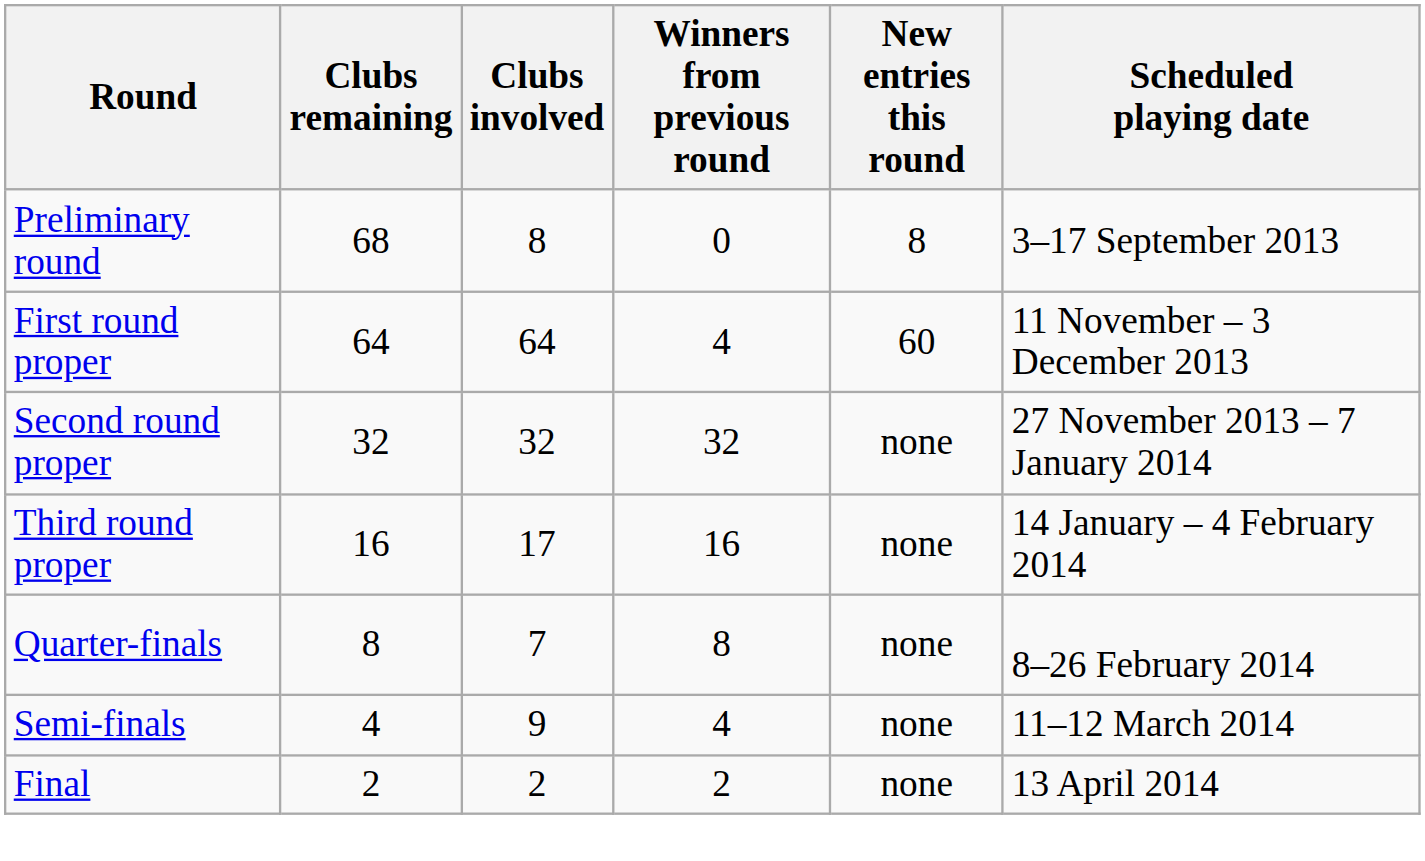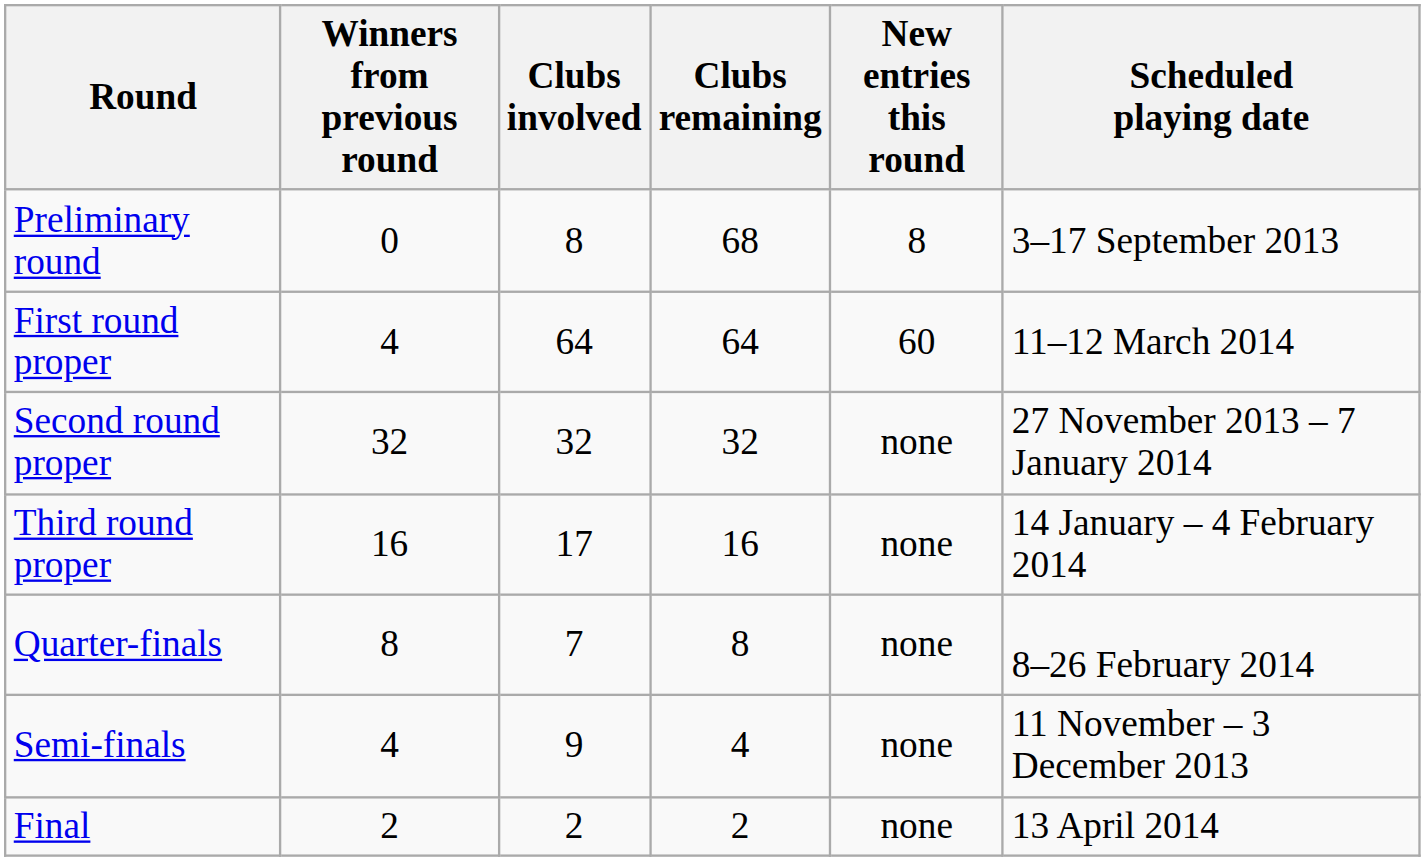columns swapped: (371, 96) <-> (722, 96)
(1141, 341) 11 November – 3 December 2013 -> (1153, 341) 11–12 March 2014
(1153, 724) 11–12 March 2014 -> (1141, 745) 11 November – 3 December 2013
